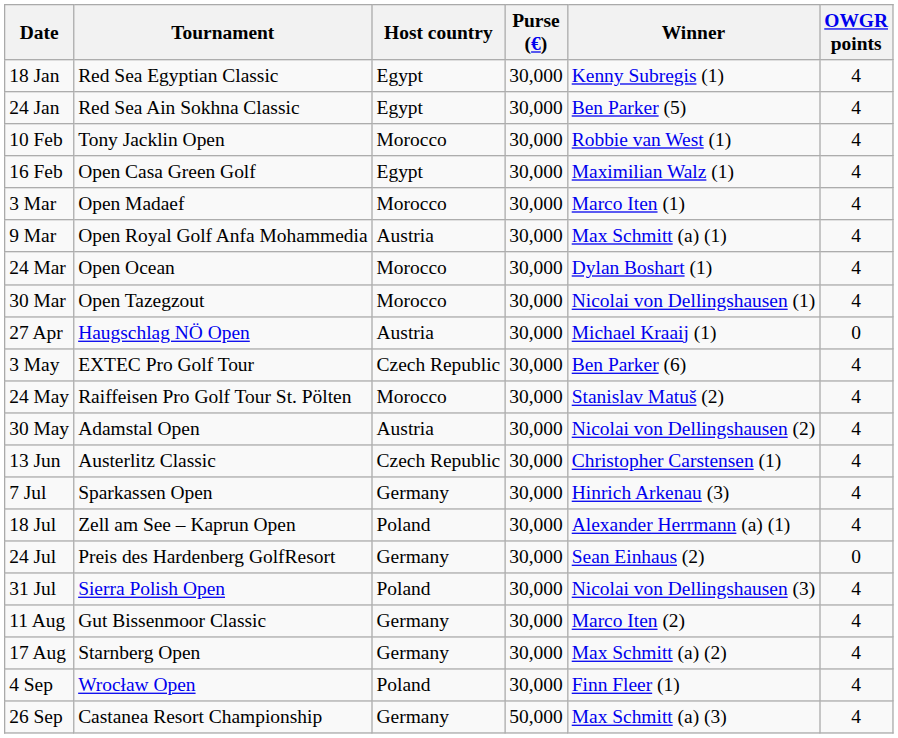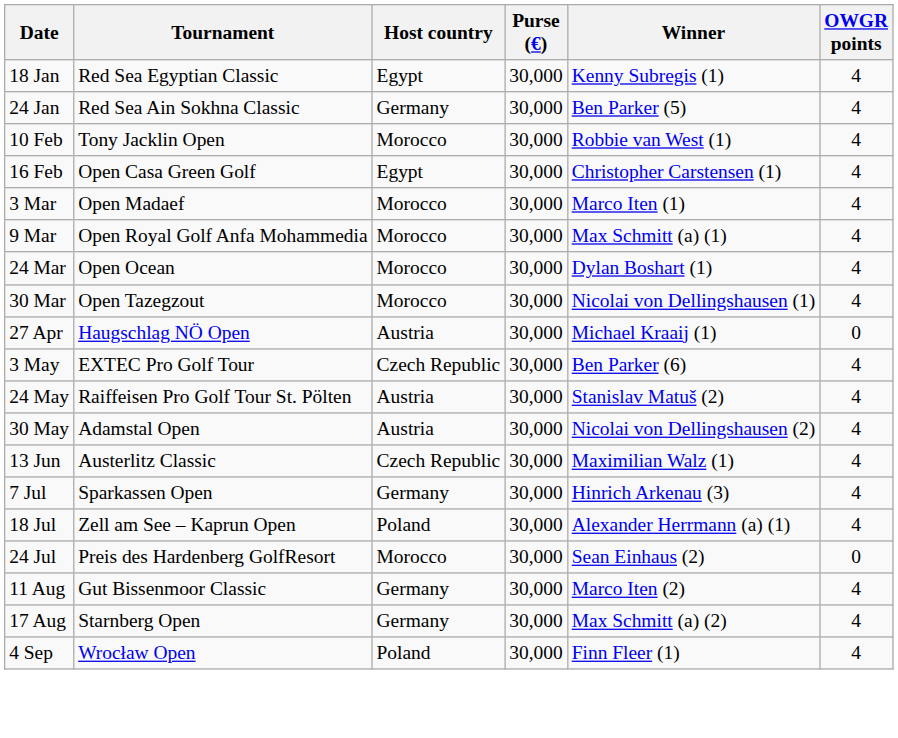(400, 107) Egypt -> (413, 107) Germany
(653, 172) Maximilian Walz (1) -> (676, 172) Christopher Carstensen (1)
(405, 236) Austria -> (412, 236) Morocco
(412, 396) Morocco -> (405, 396) Austria
(676, 460) Christopher Carstensen (1) -> (653, 460) Maximilian Walz (1)
(413, 557) Germany -> (412, 557) Morocco
- row: (33, 589)
- row: (36, 717)
